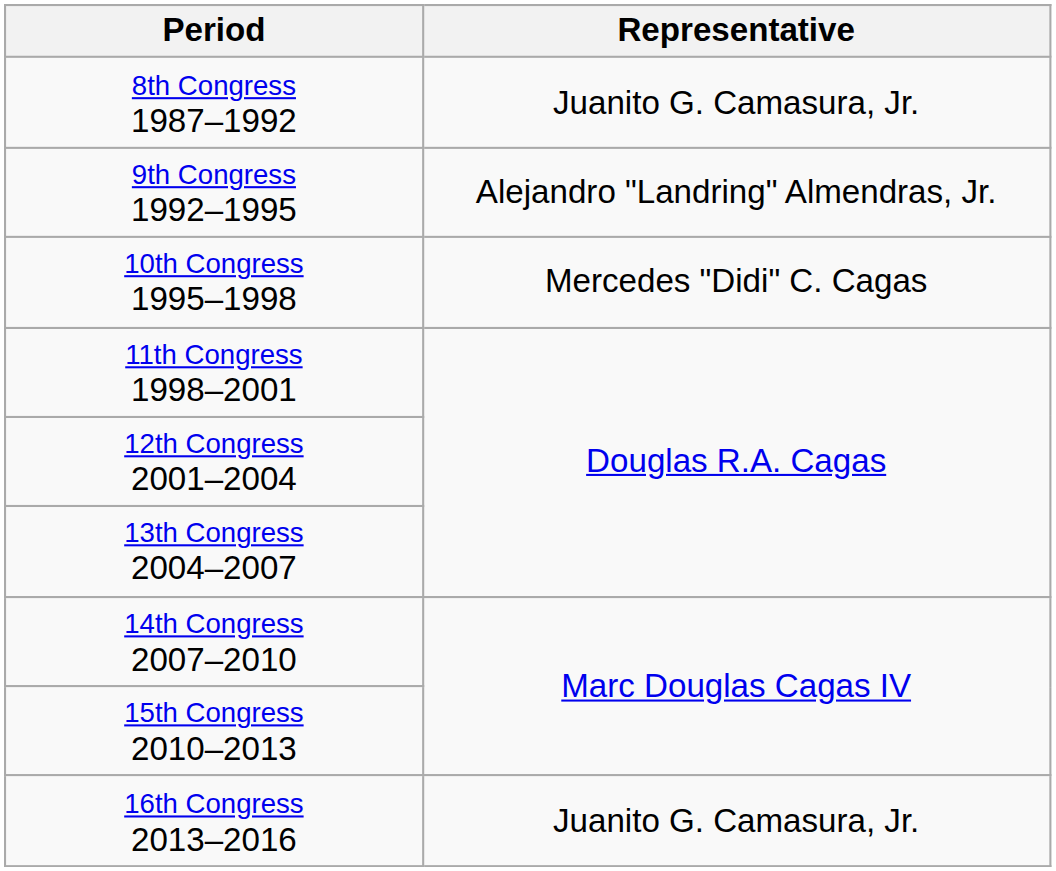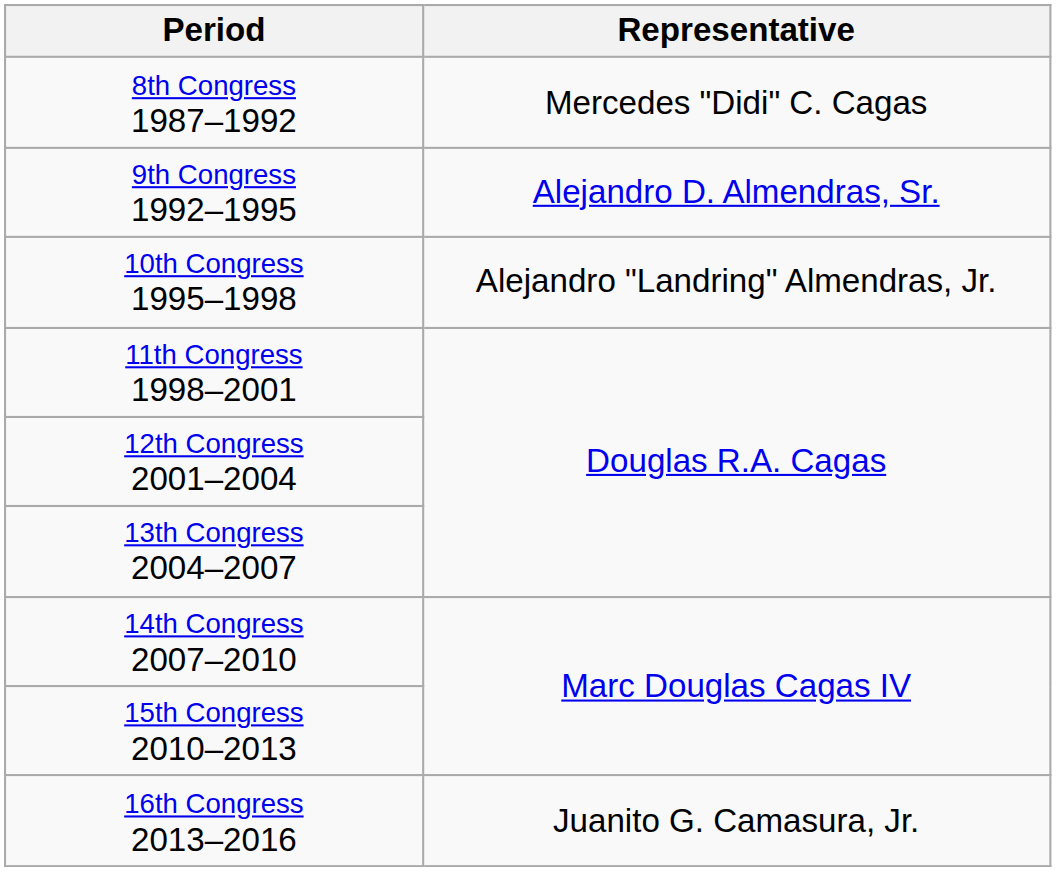(736, 101) Juanito G. Camasura, Jr. -> (736, 101) Mercedes "Didi" C. Cagas
(736, 191) Alejandro "Landring" Almendras, Jr. -> (736, 191) Alejandro D. Almendras, Sr.
(736, 281) Mercedes "Didi" C. Cagas -> (736, 281) Alejandro "Landring" Almendras, Jr.
